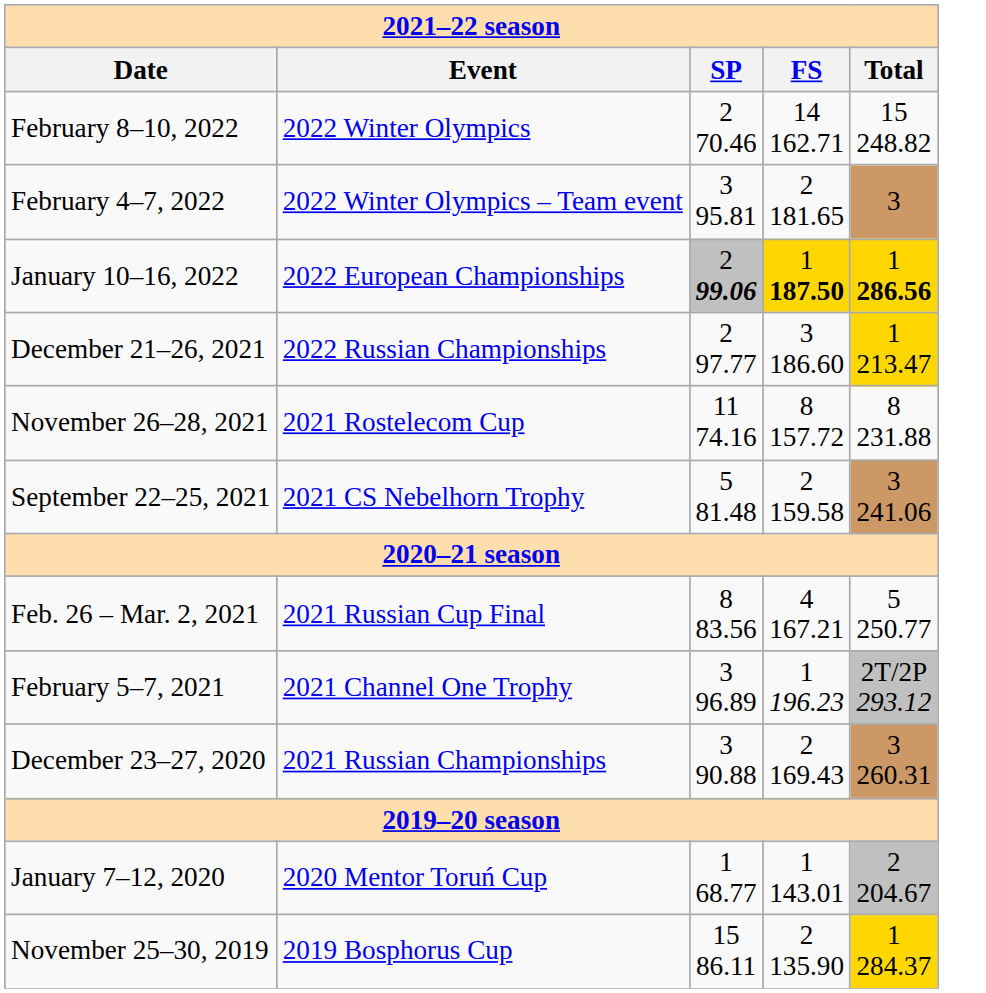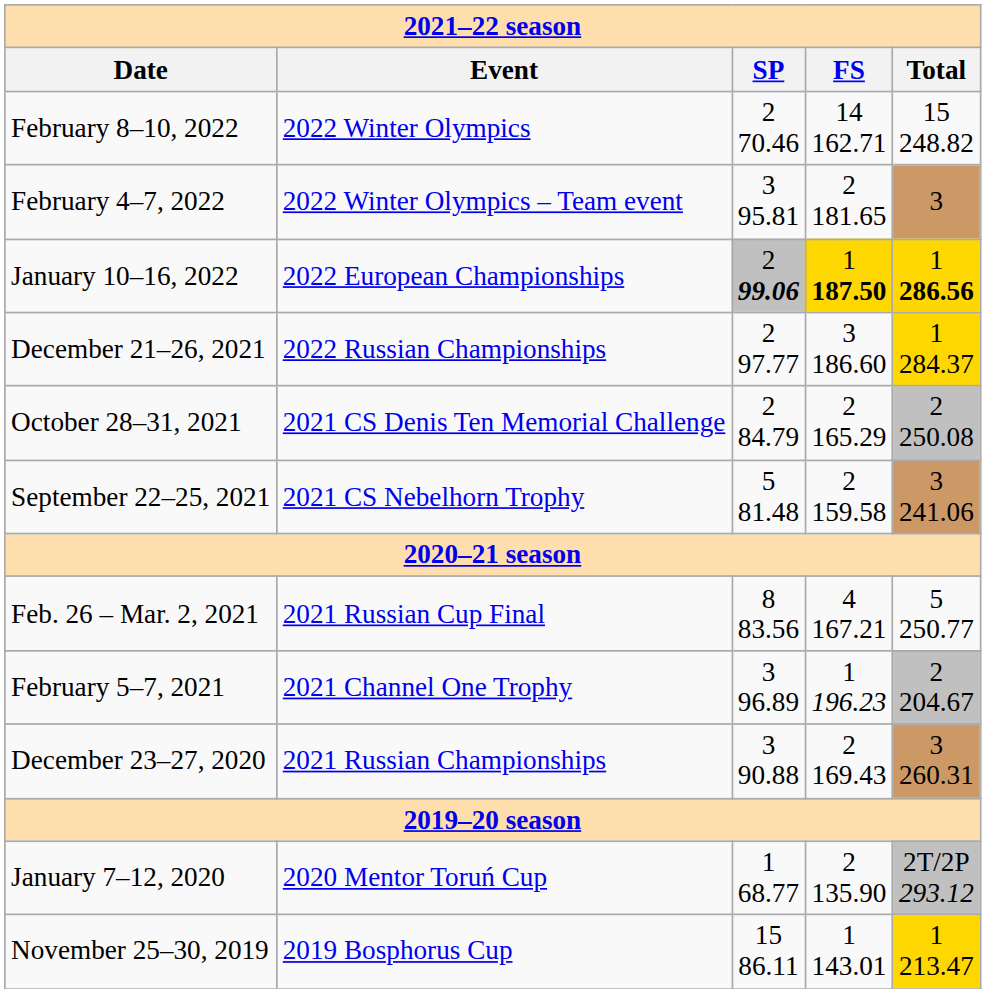(894, 348) 1 213.47 -> (936, 348) 1 284.37
- row: (140, 422)
+ row: (126, 422)
(894, 686) 2T/2P 293.12 -> (936, 686) 2 204.67
(807, 877) 1 143.01 -> (849, 877) 2 135.90
(894, 877) 2 204.67 -> (936, 877) 2T/2P 293.12
(807, 951) 2 135.90 -> (849, 951) 1 143.01
(894, 951) 1 284.37 -> (936, 951) 1 213.47
